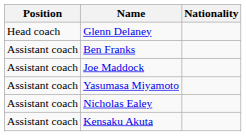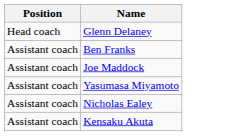- column: (211, 13)
